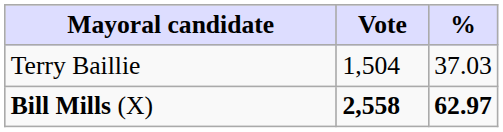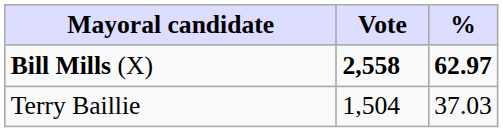rows swapped: (82, 106) <-> (76, 65)
